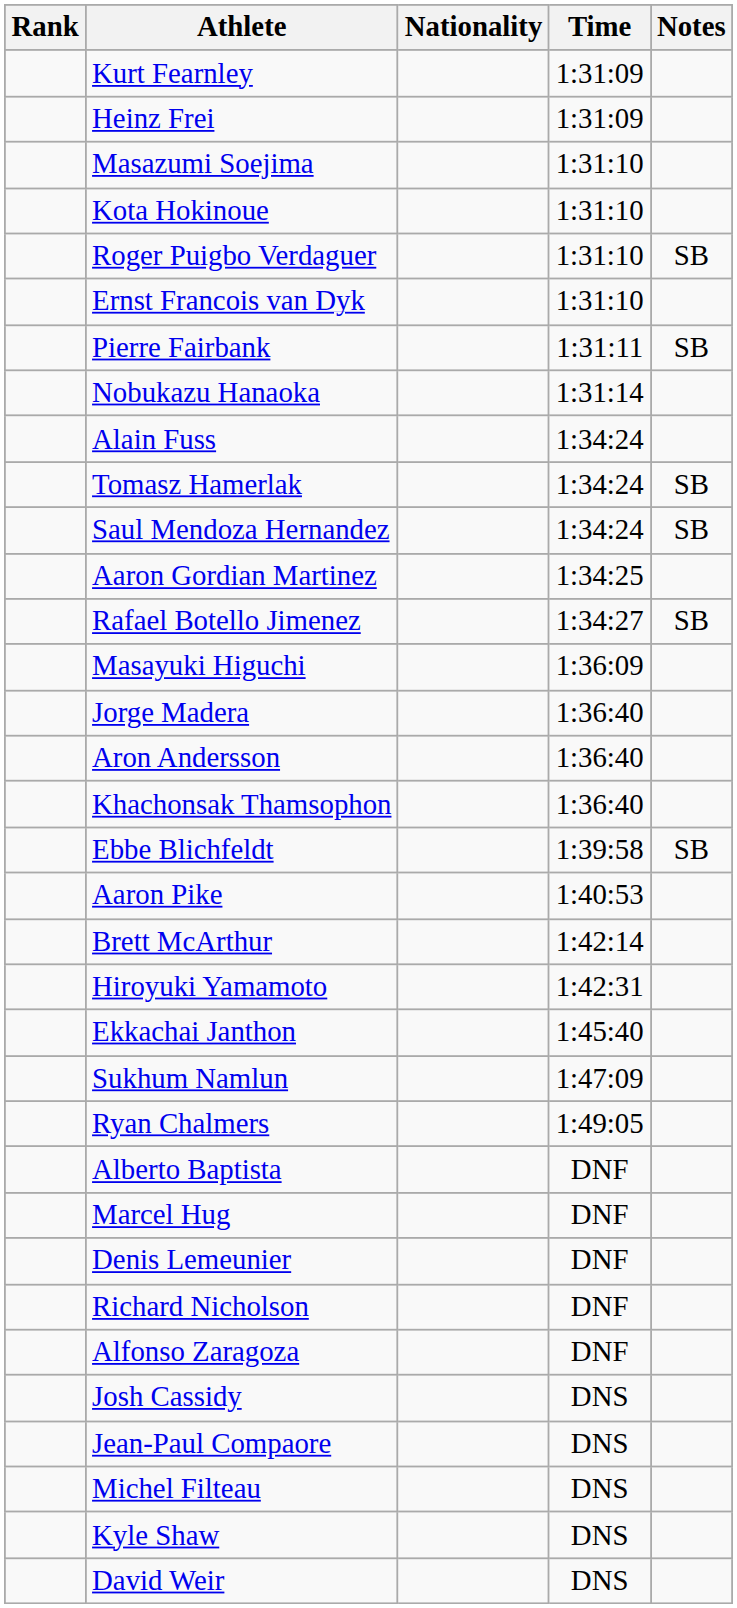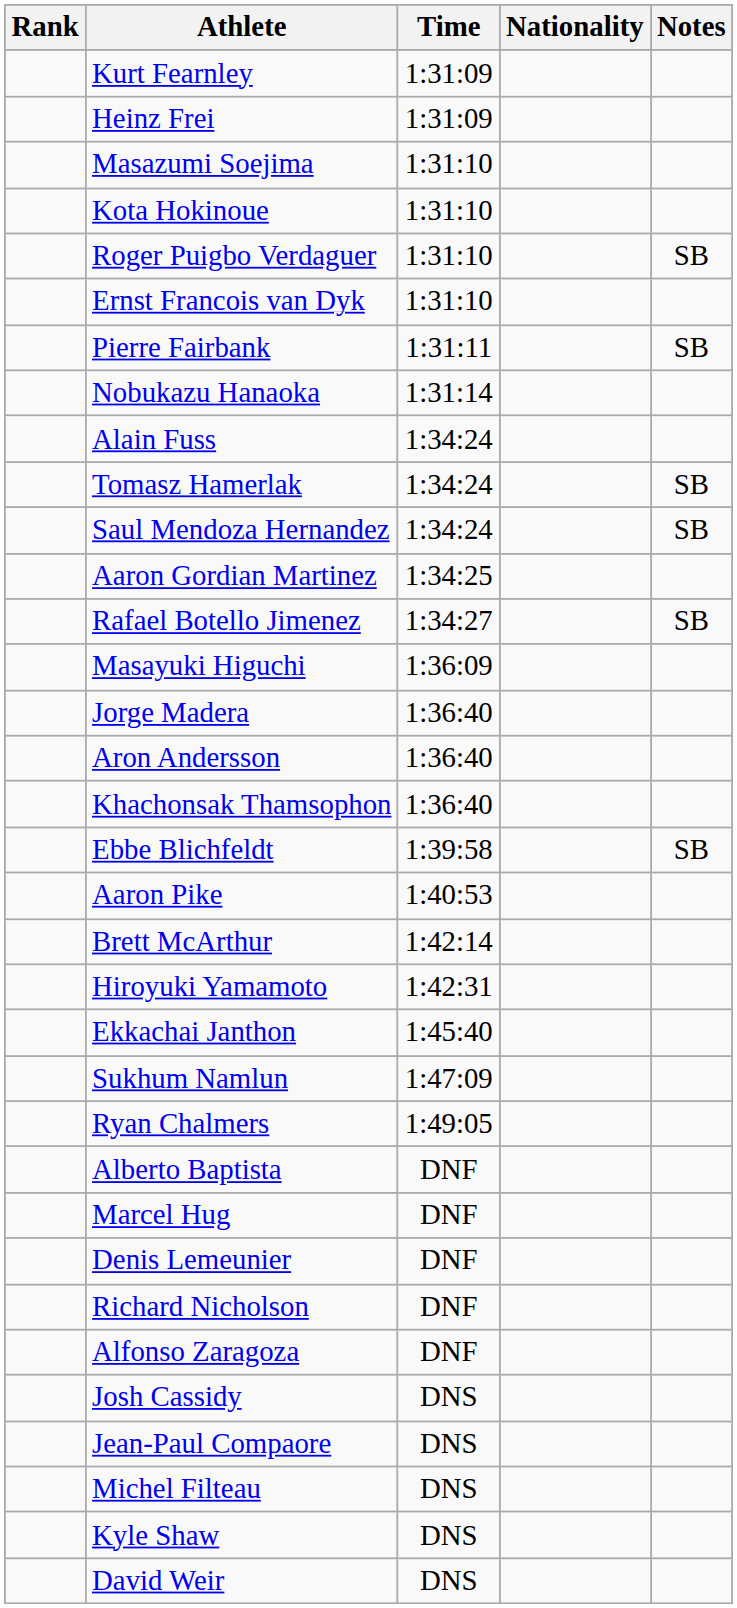columns swapped: (474, 27) <-> (600, 27)
